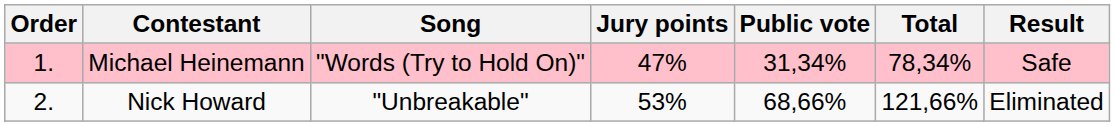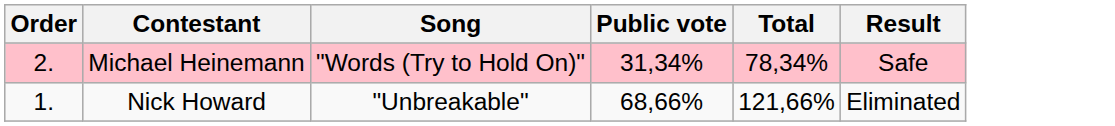- column: (662, 23)
(44, 62) 1. -> (44, 62) 2.
(44, 101) 2. -> (44, 101) 1.
